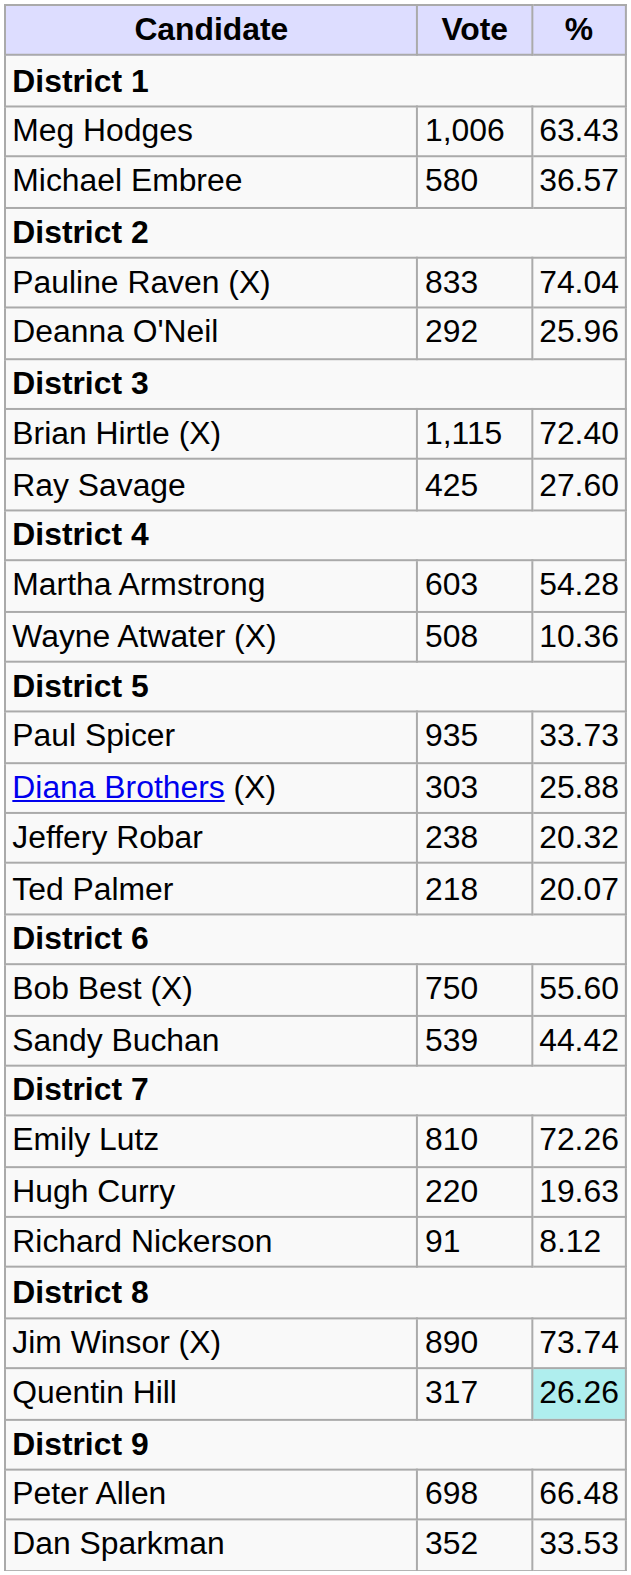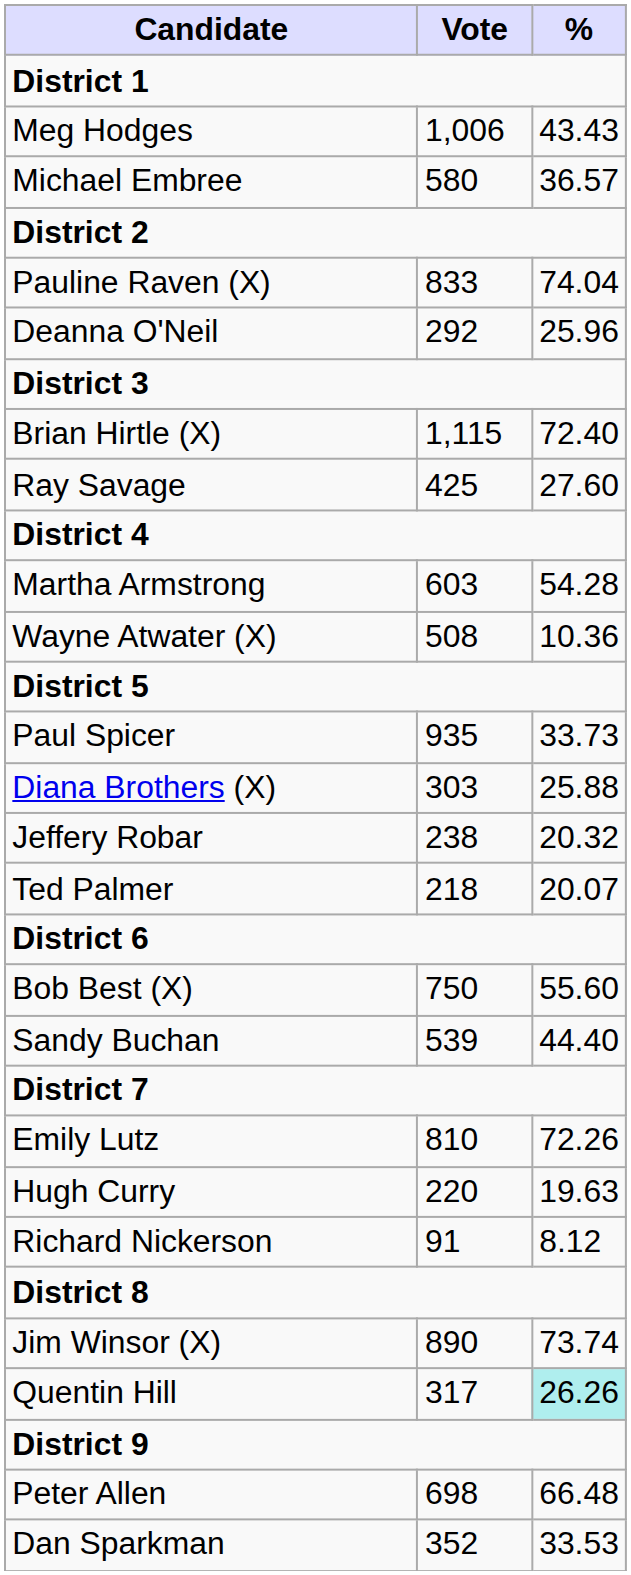(579, 130) 63.43 -> (579, 130) 43.43
(579, 1039) 44.42 -> (579, 1039) 44.40
